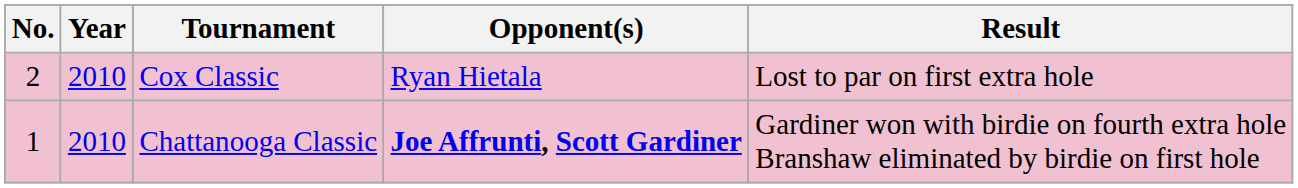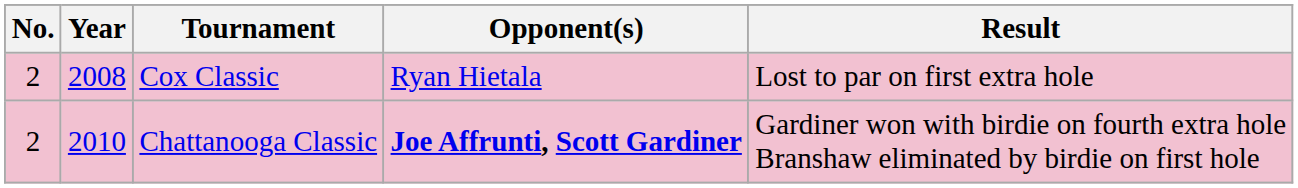(97, 76) 2010 -> (97, 76) 2008
(33, 141) 1 -> (33, 141) 2
